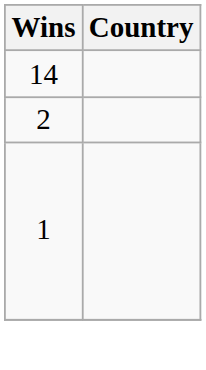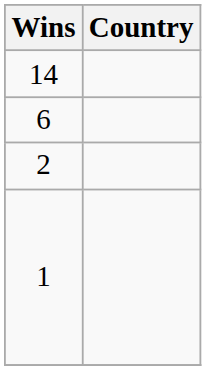+ row: (44, 119)
